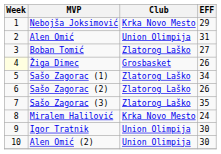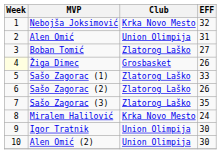(204, 24) 29 -> (204, 24) 32
(204, 77) 34 -> (204, 77) 33
